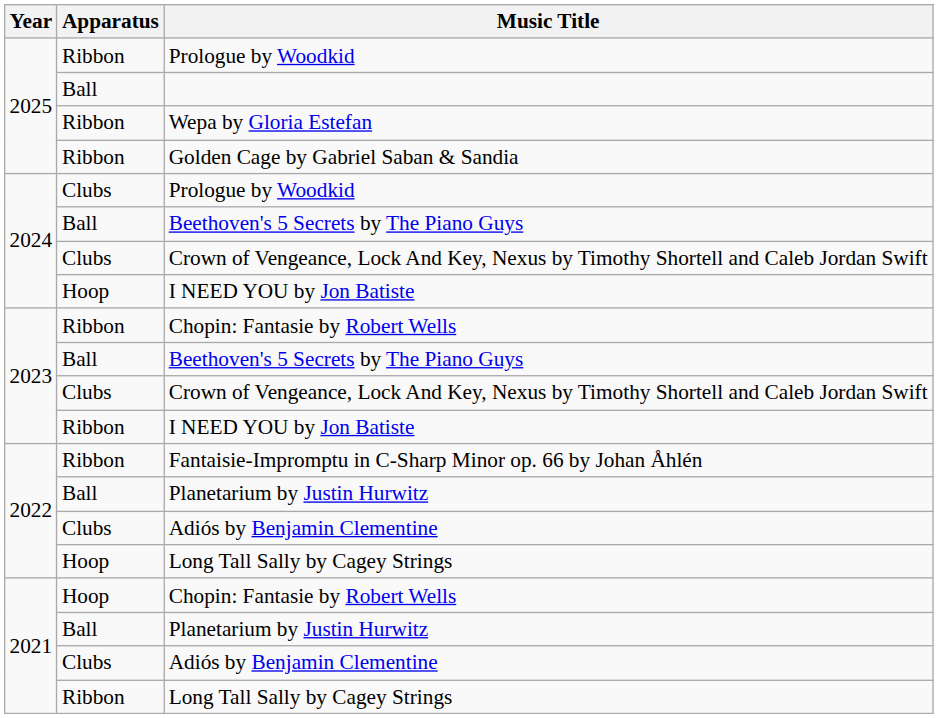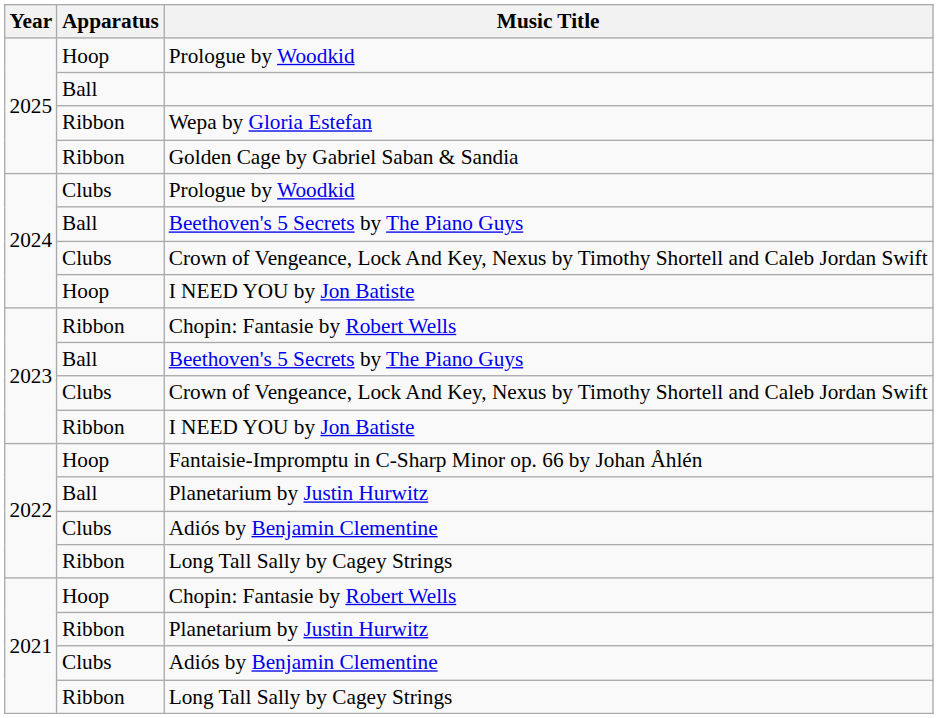(93, 55) Ribbon -> (86, 55) Hoop
(93, 460) Ribbon -> (86, 460) Hoop
(86, 561) Hoop -> (93, 561) Ribbon
(80, 628) Ball -> (93, 628) Ribbon
